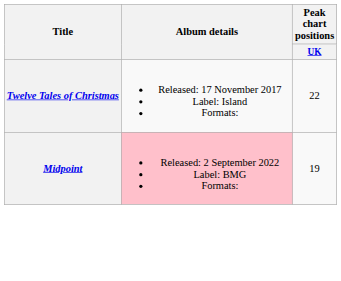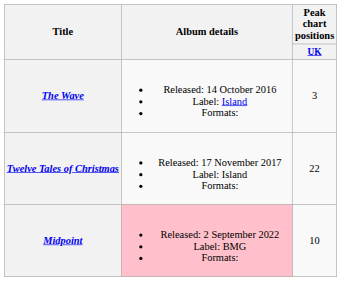+ row: (63, 96)
(315, 168) 19 -> (315, 240) 10
